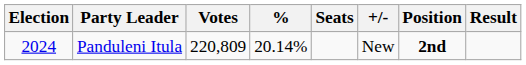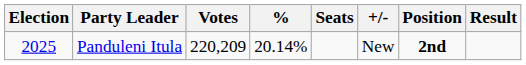(39, 45) 2024 -> (39, 45) 2025
(218, 45) 220,809 -> (218, 45) 220,209
